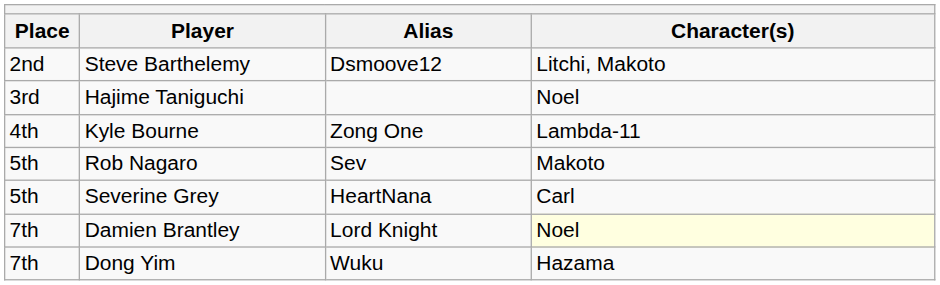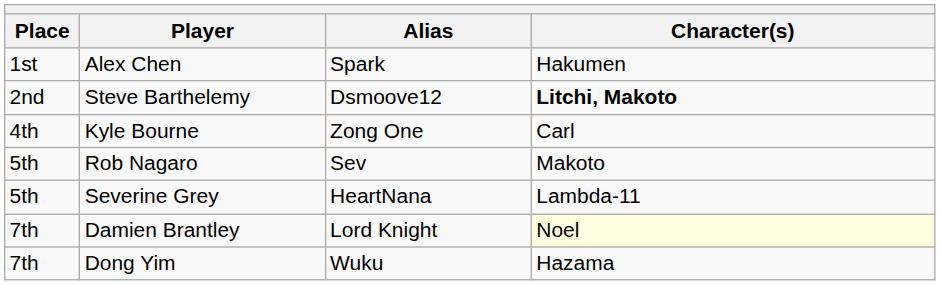+ row: (133, 64)
(601, 64) normal -> (607, 97) bold
- row: (164, 97)
(589, 130) Lambda-11 -> (555, 130) Carl
(555, 196) Carl -> (589, 196) Lambda-11
